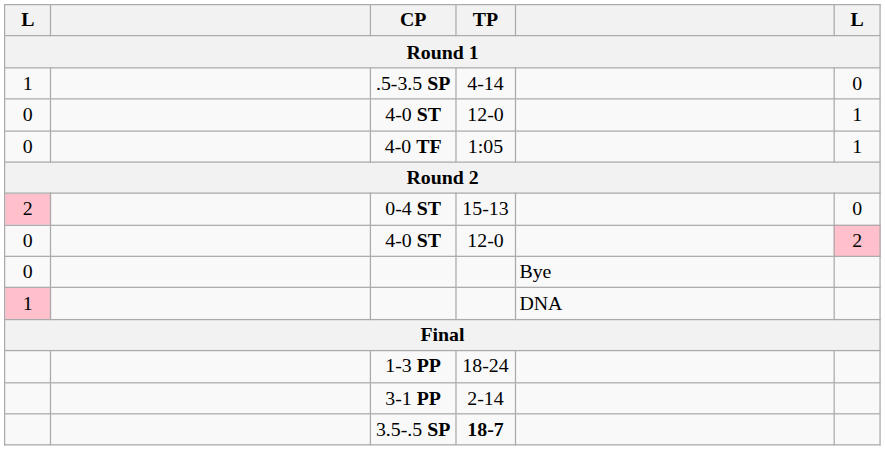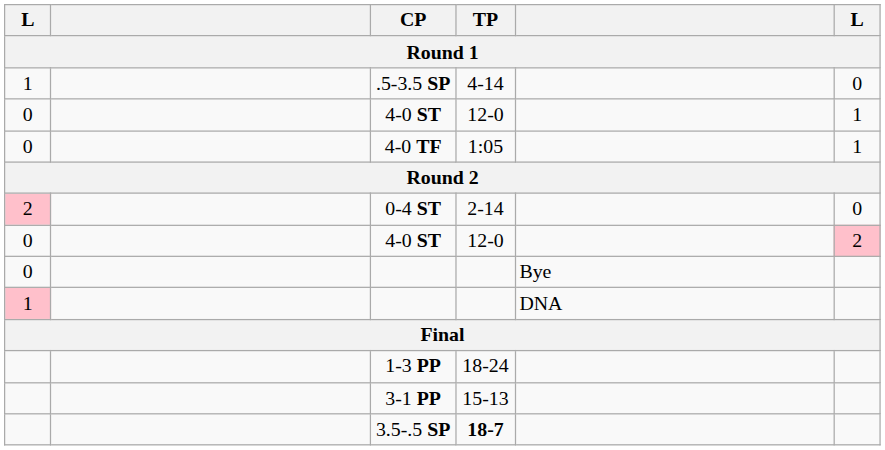(485, 209) 15-13 -> (485, 209) 2-14
(485, 397) 2-14 -> (485, 397) 15-13
